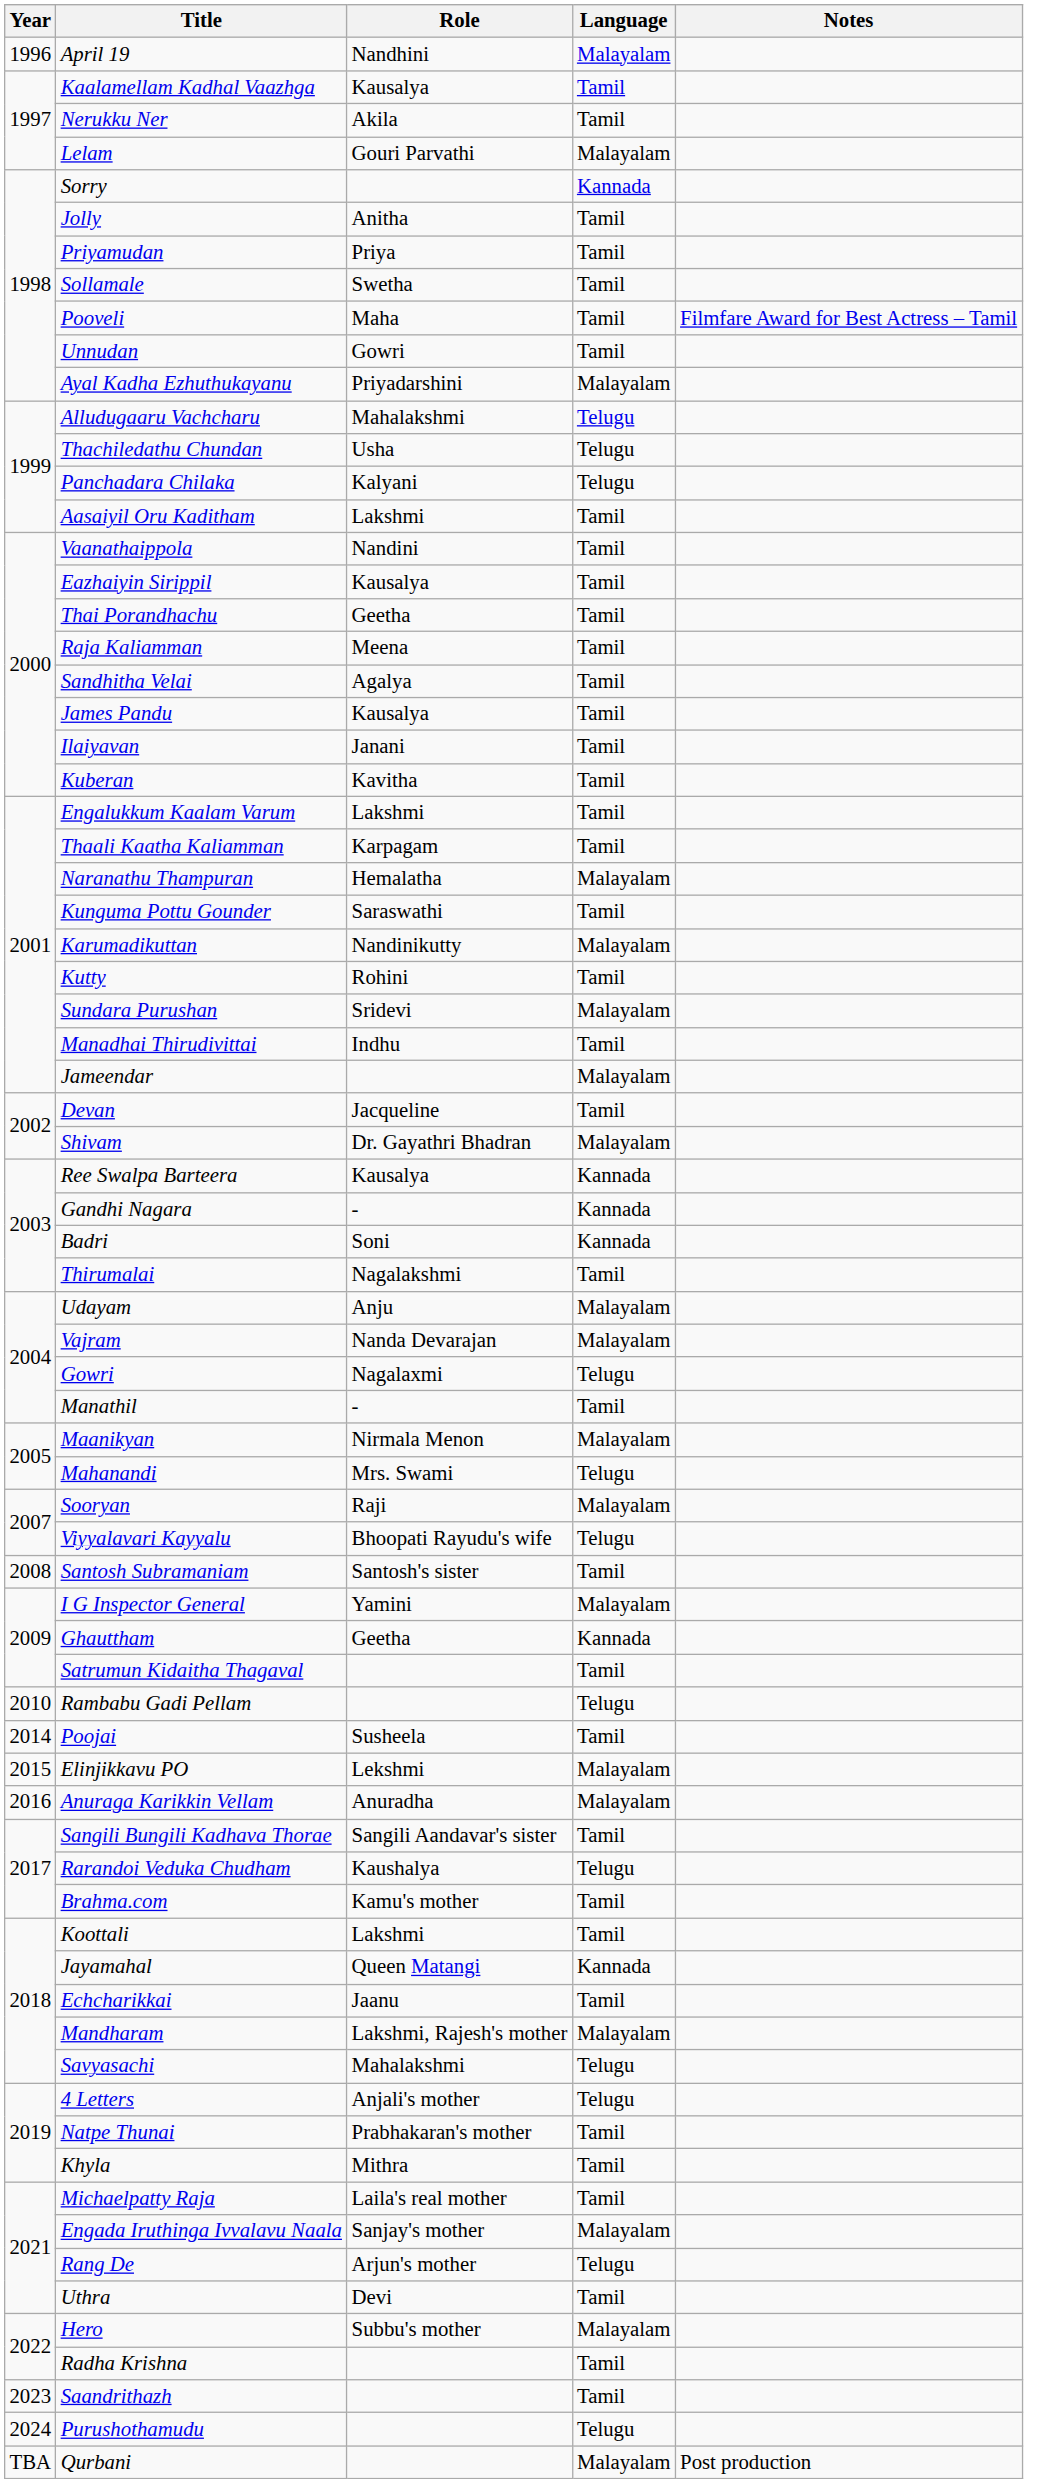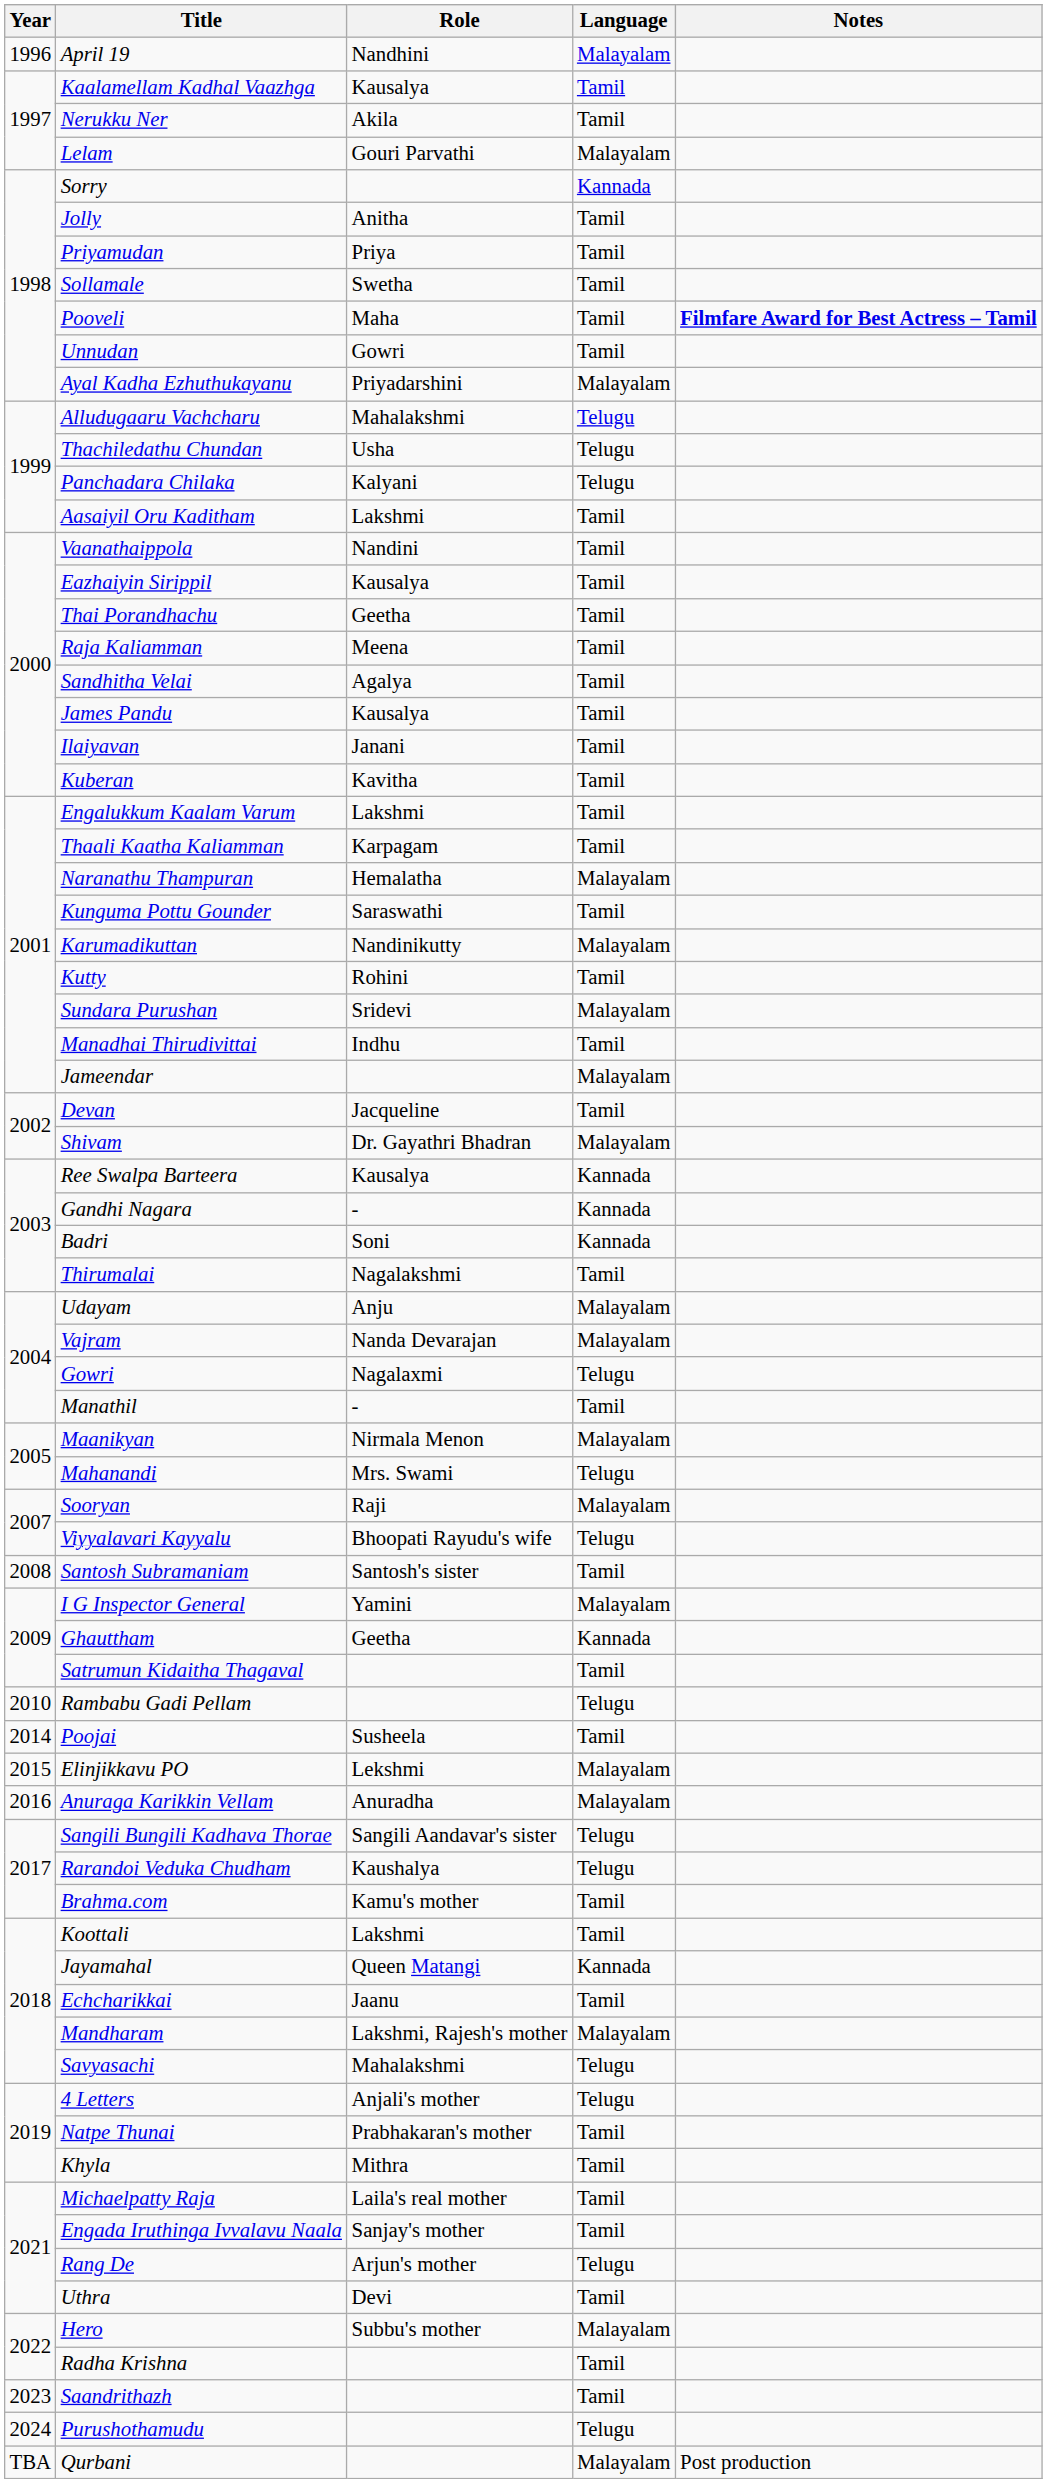(849, 317) normal -> (858, 317) bold
(601, 1835) Tamil -> (606, 1835) Telugu
(624, 2231) Malayalam -> (601, 2231) Tamil
